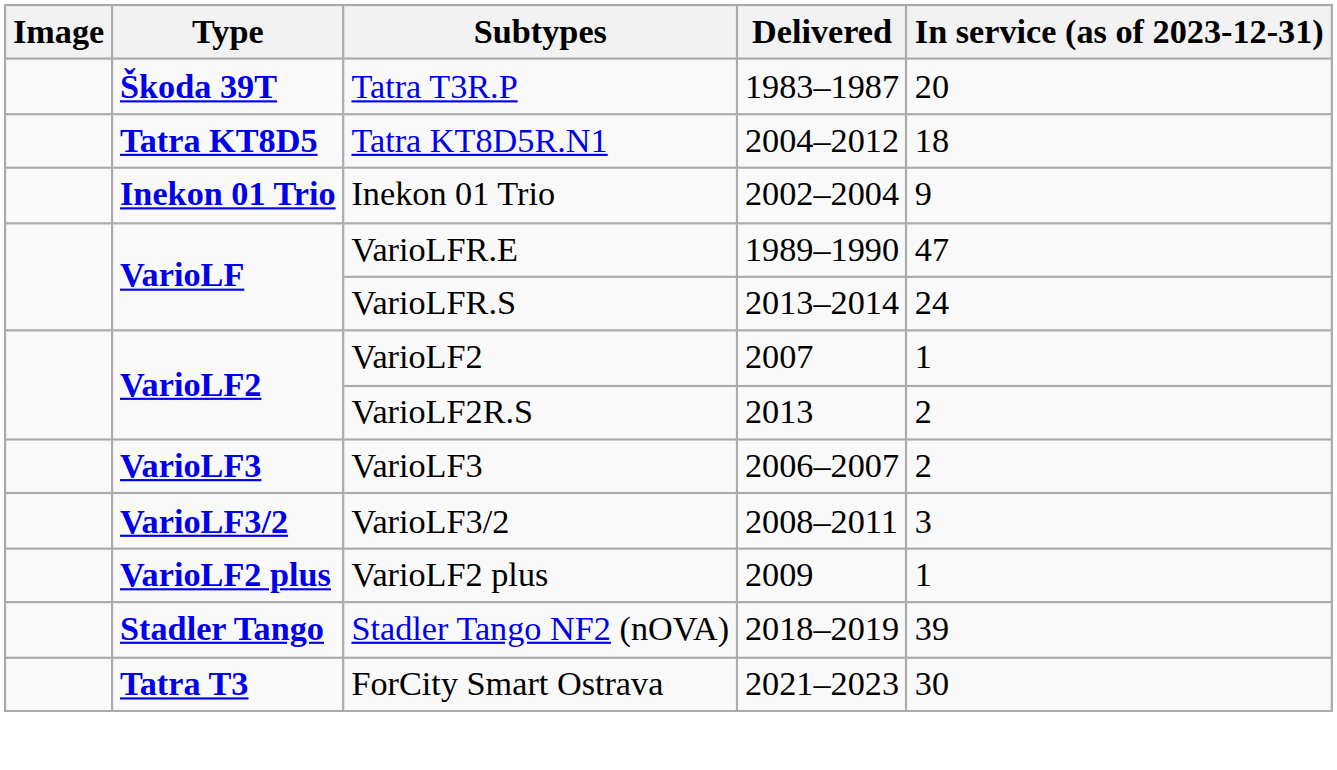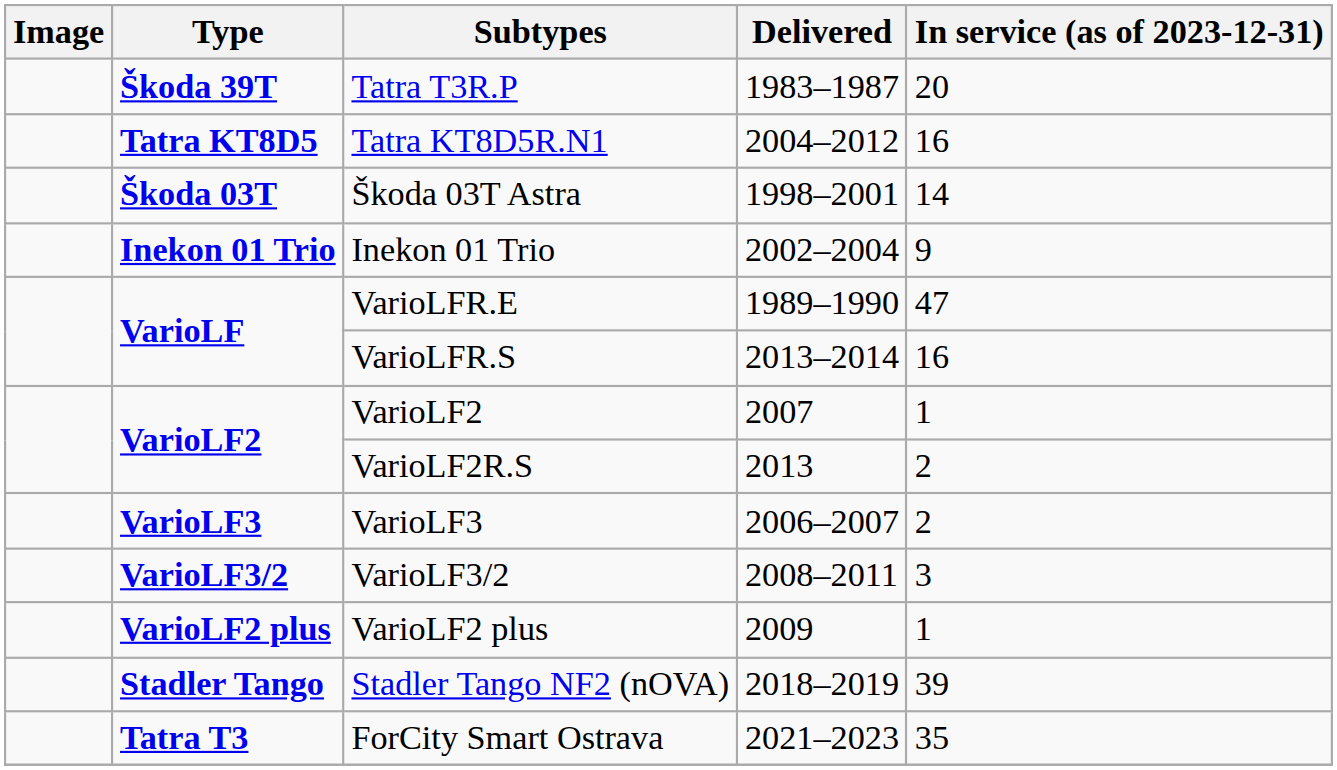(932, 140) 18 -> (932, 140) 16
+ row: (466, 194)
(932, 303) 24 -> (932, 357) 16
(932, 683) 30 -> (932, 737) 35
